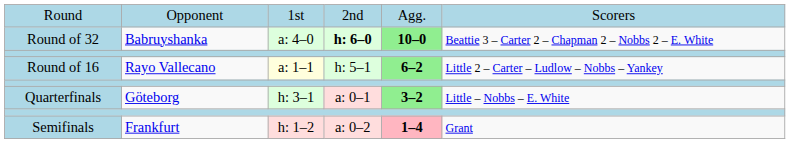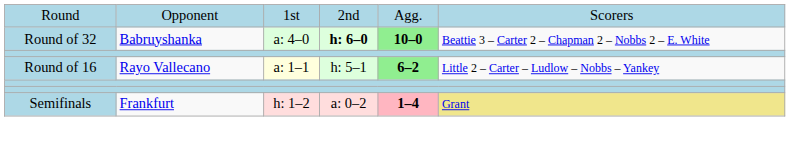- row: (63, 97)
(459, 128) no background -> (456, 105) khaki background
